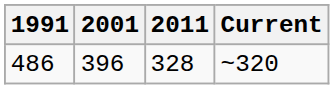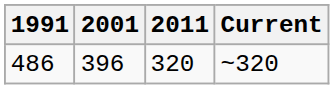(173, 64) 328 -> (173, 64) 320
